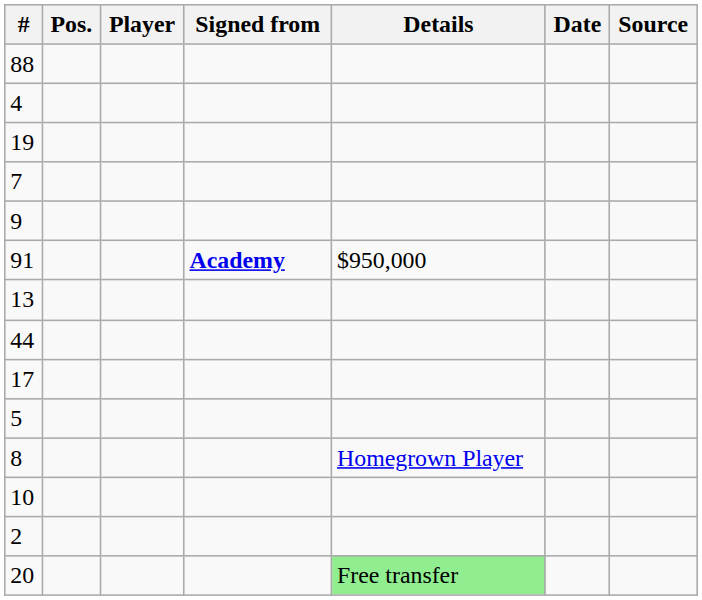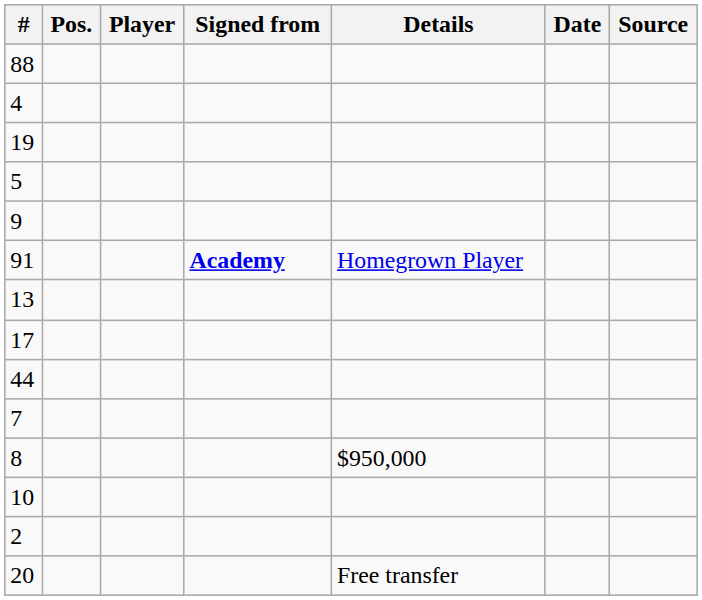rows swapped: (16, 181) <-> (16, 417)
(382, 260) $950,000 -> (430, 260) Homegrown Player
rows swapped: (22, 339) <-> (22, 378)
(430, 457) Homegrown Player -> (382, 457) $950,000
(398, 575) lightgreen background -> (398, 575) no background
